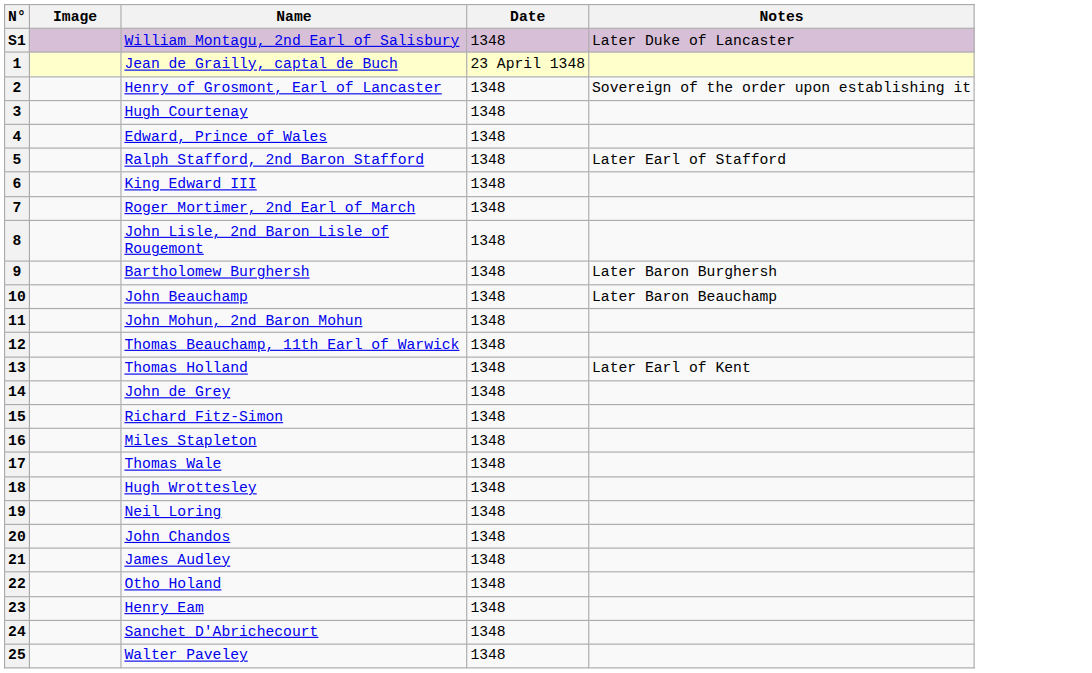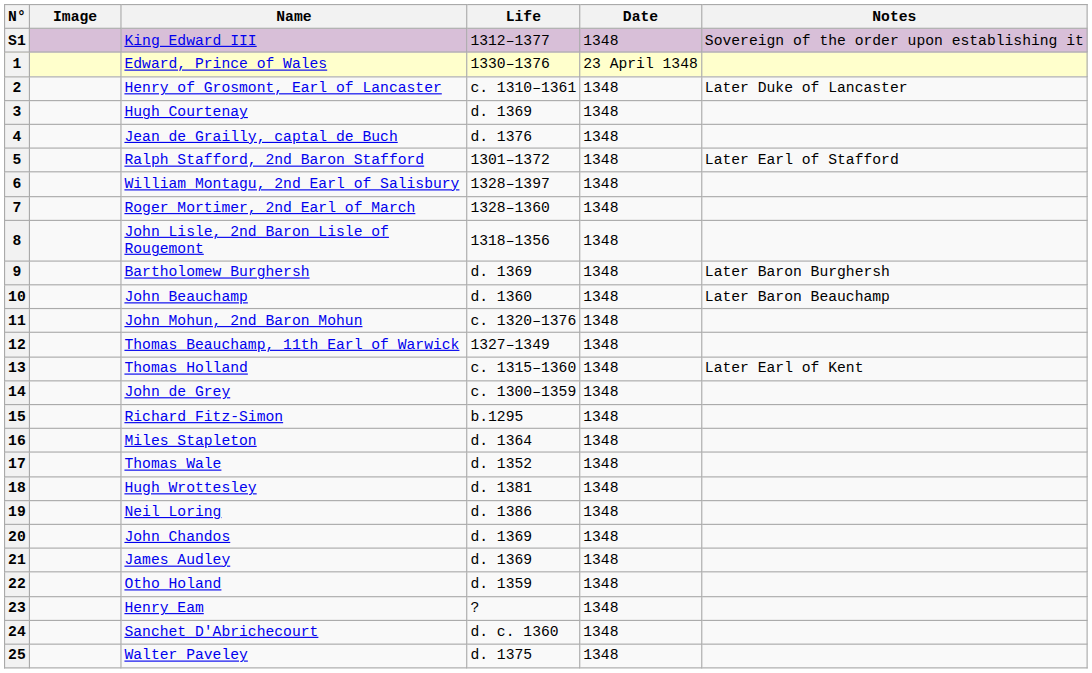+ column: (523, 17)
(292, 40) William Montagu, 2nd Earl of Salisbury -> (191, 40) King Edward III
(693, 40) Later Duke of Lancaster -> (894, 40) Sovereign of the order upon establishing it
(261, 64) Jean de Grailly, captal de Buch -> (226, 64) Edward, Prince of Wales
(782, 88) Sovereign of the order upon establishing it -> (806, 88) Later Duke of Lancaster
(226, 136) Edward, Prince of Wales -> (261, 136) Jean de Grailly, captal de Buch
(191, 184) King Edward III -> (292, 184) William Montagu, 2nd Earl of Salisbury
